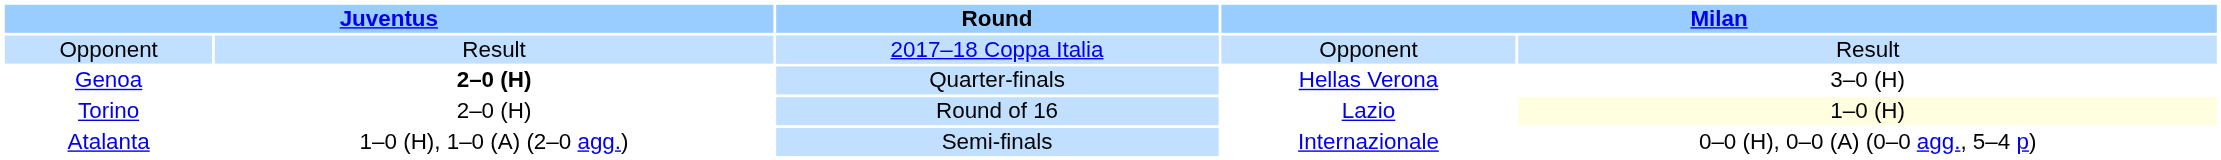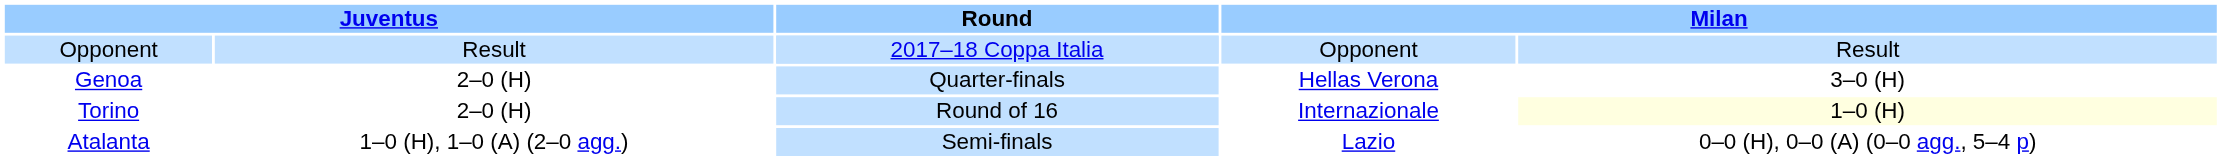(494, 80) bold -> (494, 80) normal
(1368, 110) Lazio -> (1368, 110) Internazionale
(1368, 141) Internazionale -> (1368, 141) Lazio
